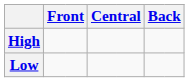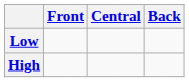rows swapped: (24, 40) <-> (24, 64)
